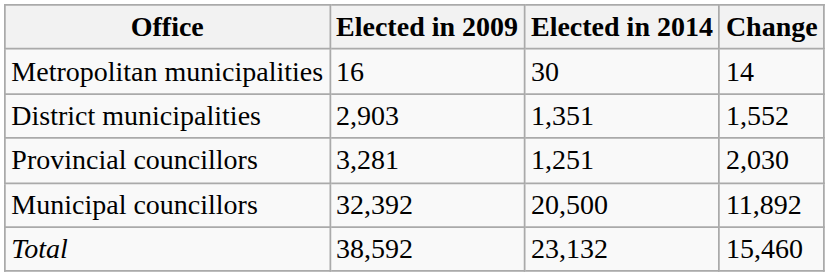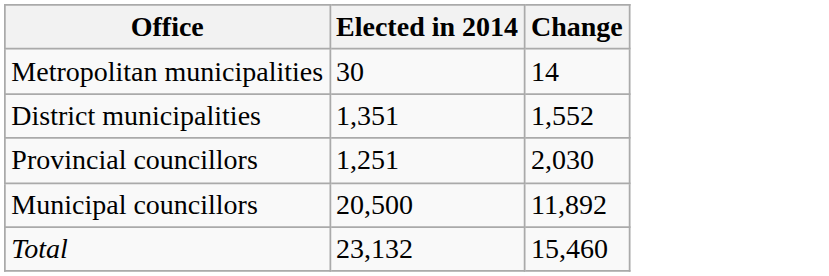- column: (427, 26)
